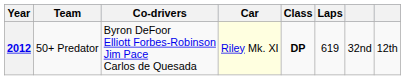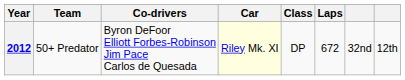(298, 48) bold -> (298, 48) normal
(330, 48) 619 -> (330, 48) 672
